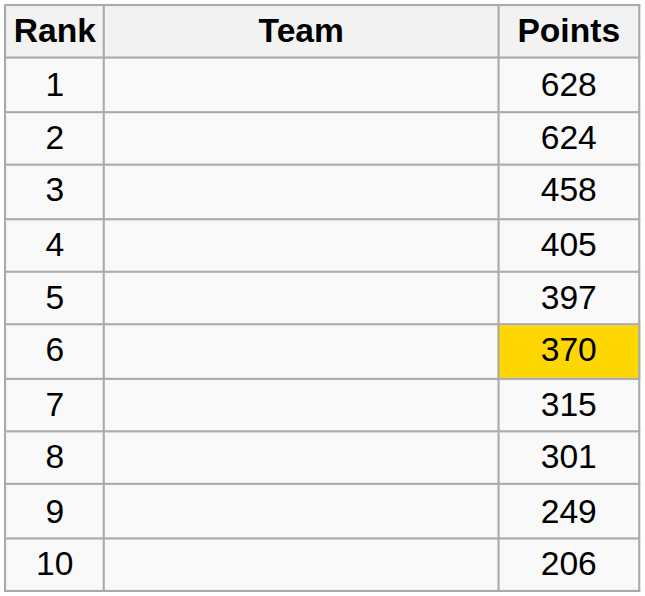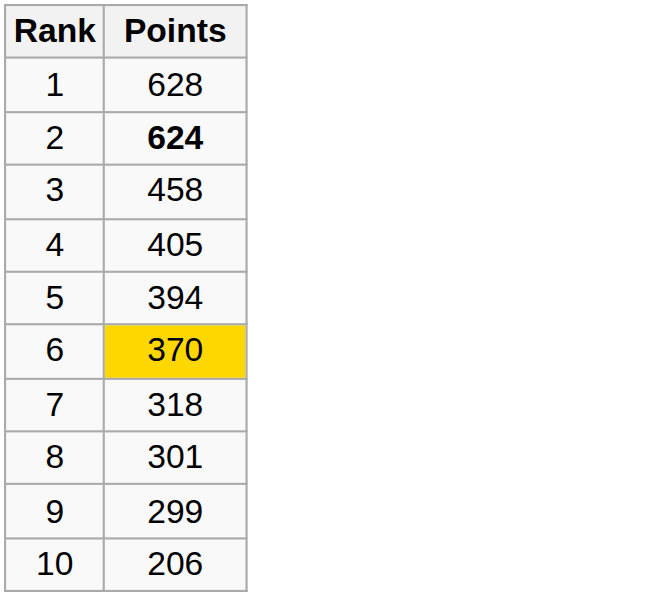- column: (301, 31)
(569, 137) normal -> (175, 137) bold
(569, 297) 397 -> (175, 297) 394
(569, 404) 315 -> (175, 404) 318
(569, 510) 249 -> (175, 510) 299
